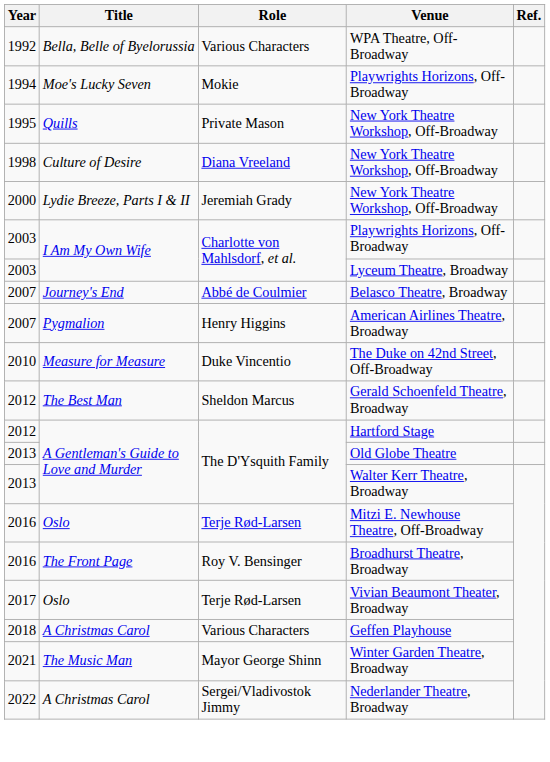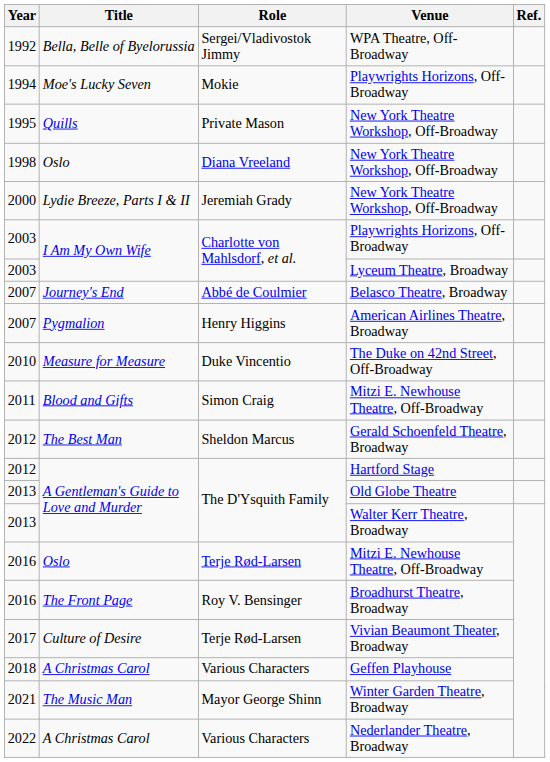(255, 46) Various Characters -> (256, 46) Sergei/Vladivostok Jimmy
(92, 162) Culture of Desire -> (56, 162) Oslo
+ row: (22, 400)
(56, 599) Oslo -> (92, 638) Culture of Desire
(256, 699) Sergei/Vladivostok Jimmy -> (255, 738) Various Characters
